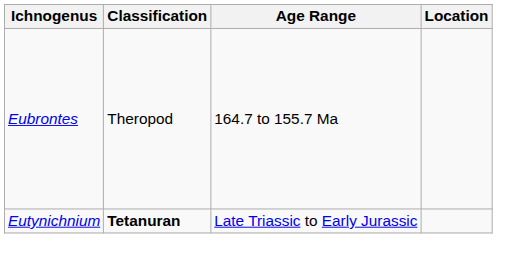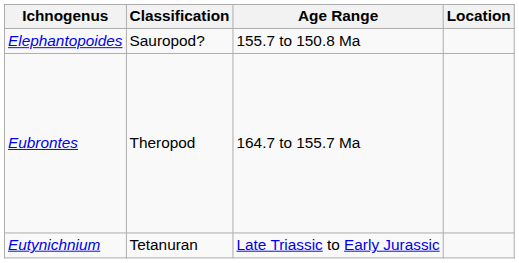+ row: (65, 41)
(144, 220) bold -> (164, 245) normal
